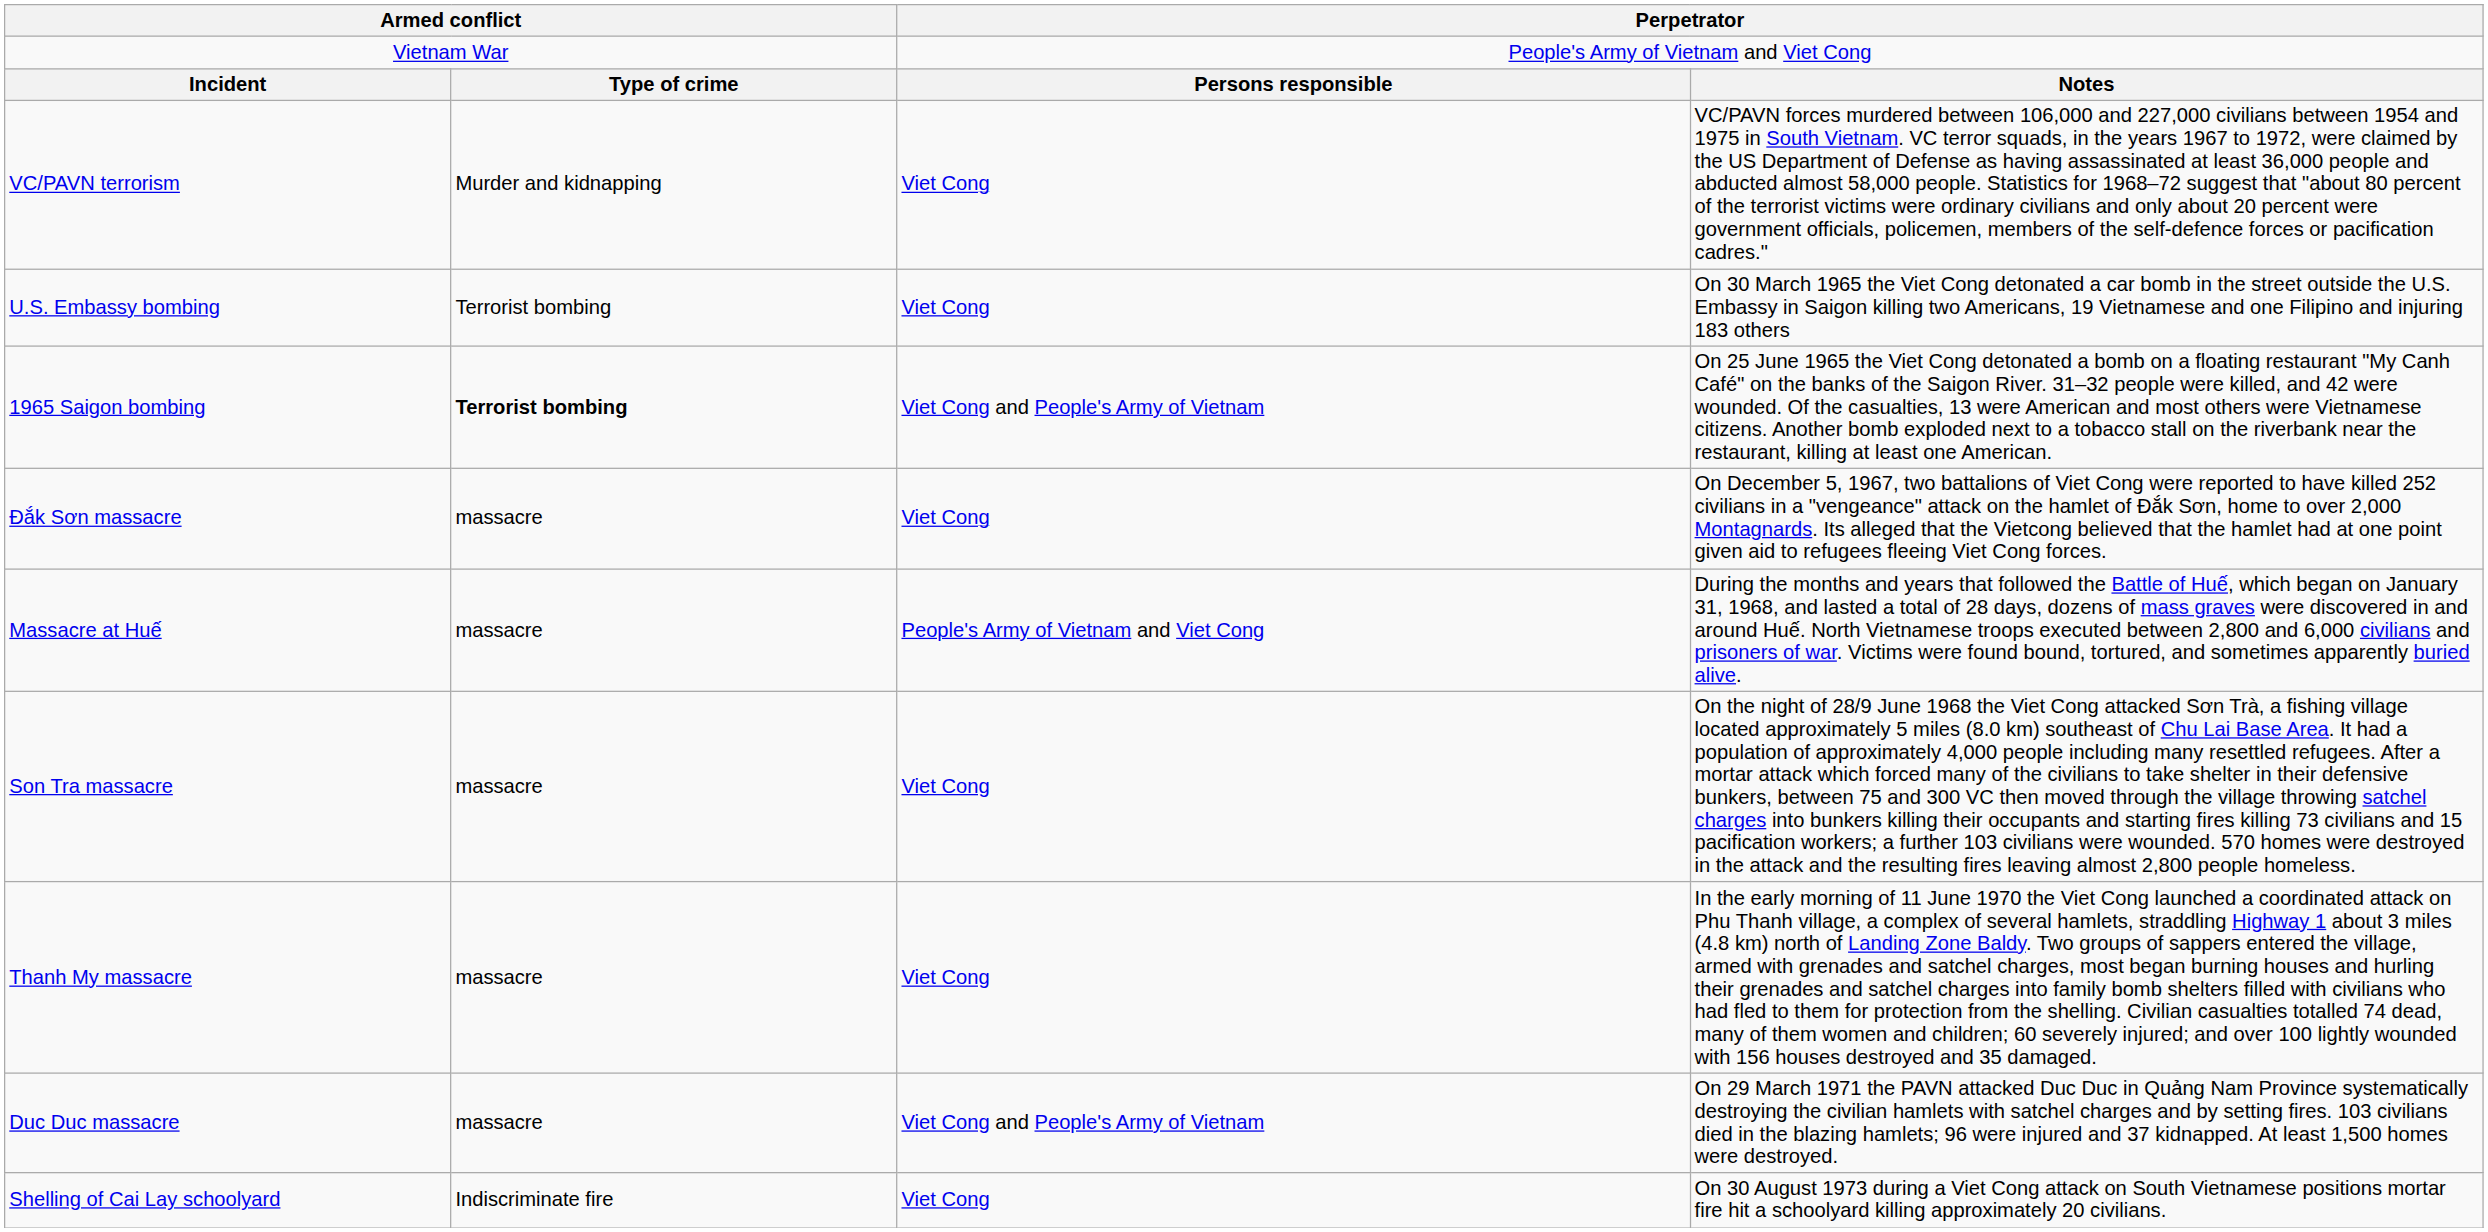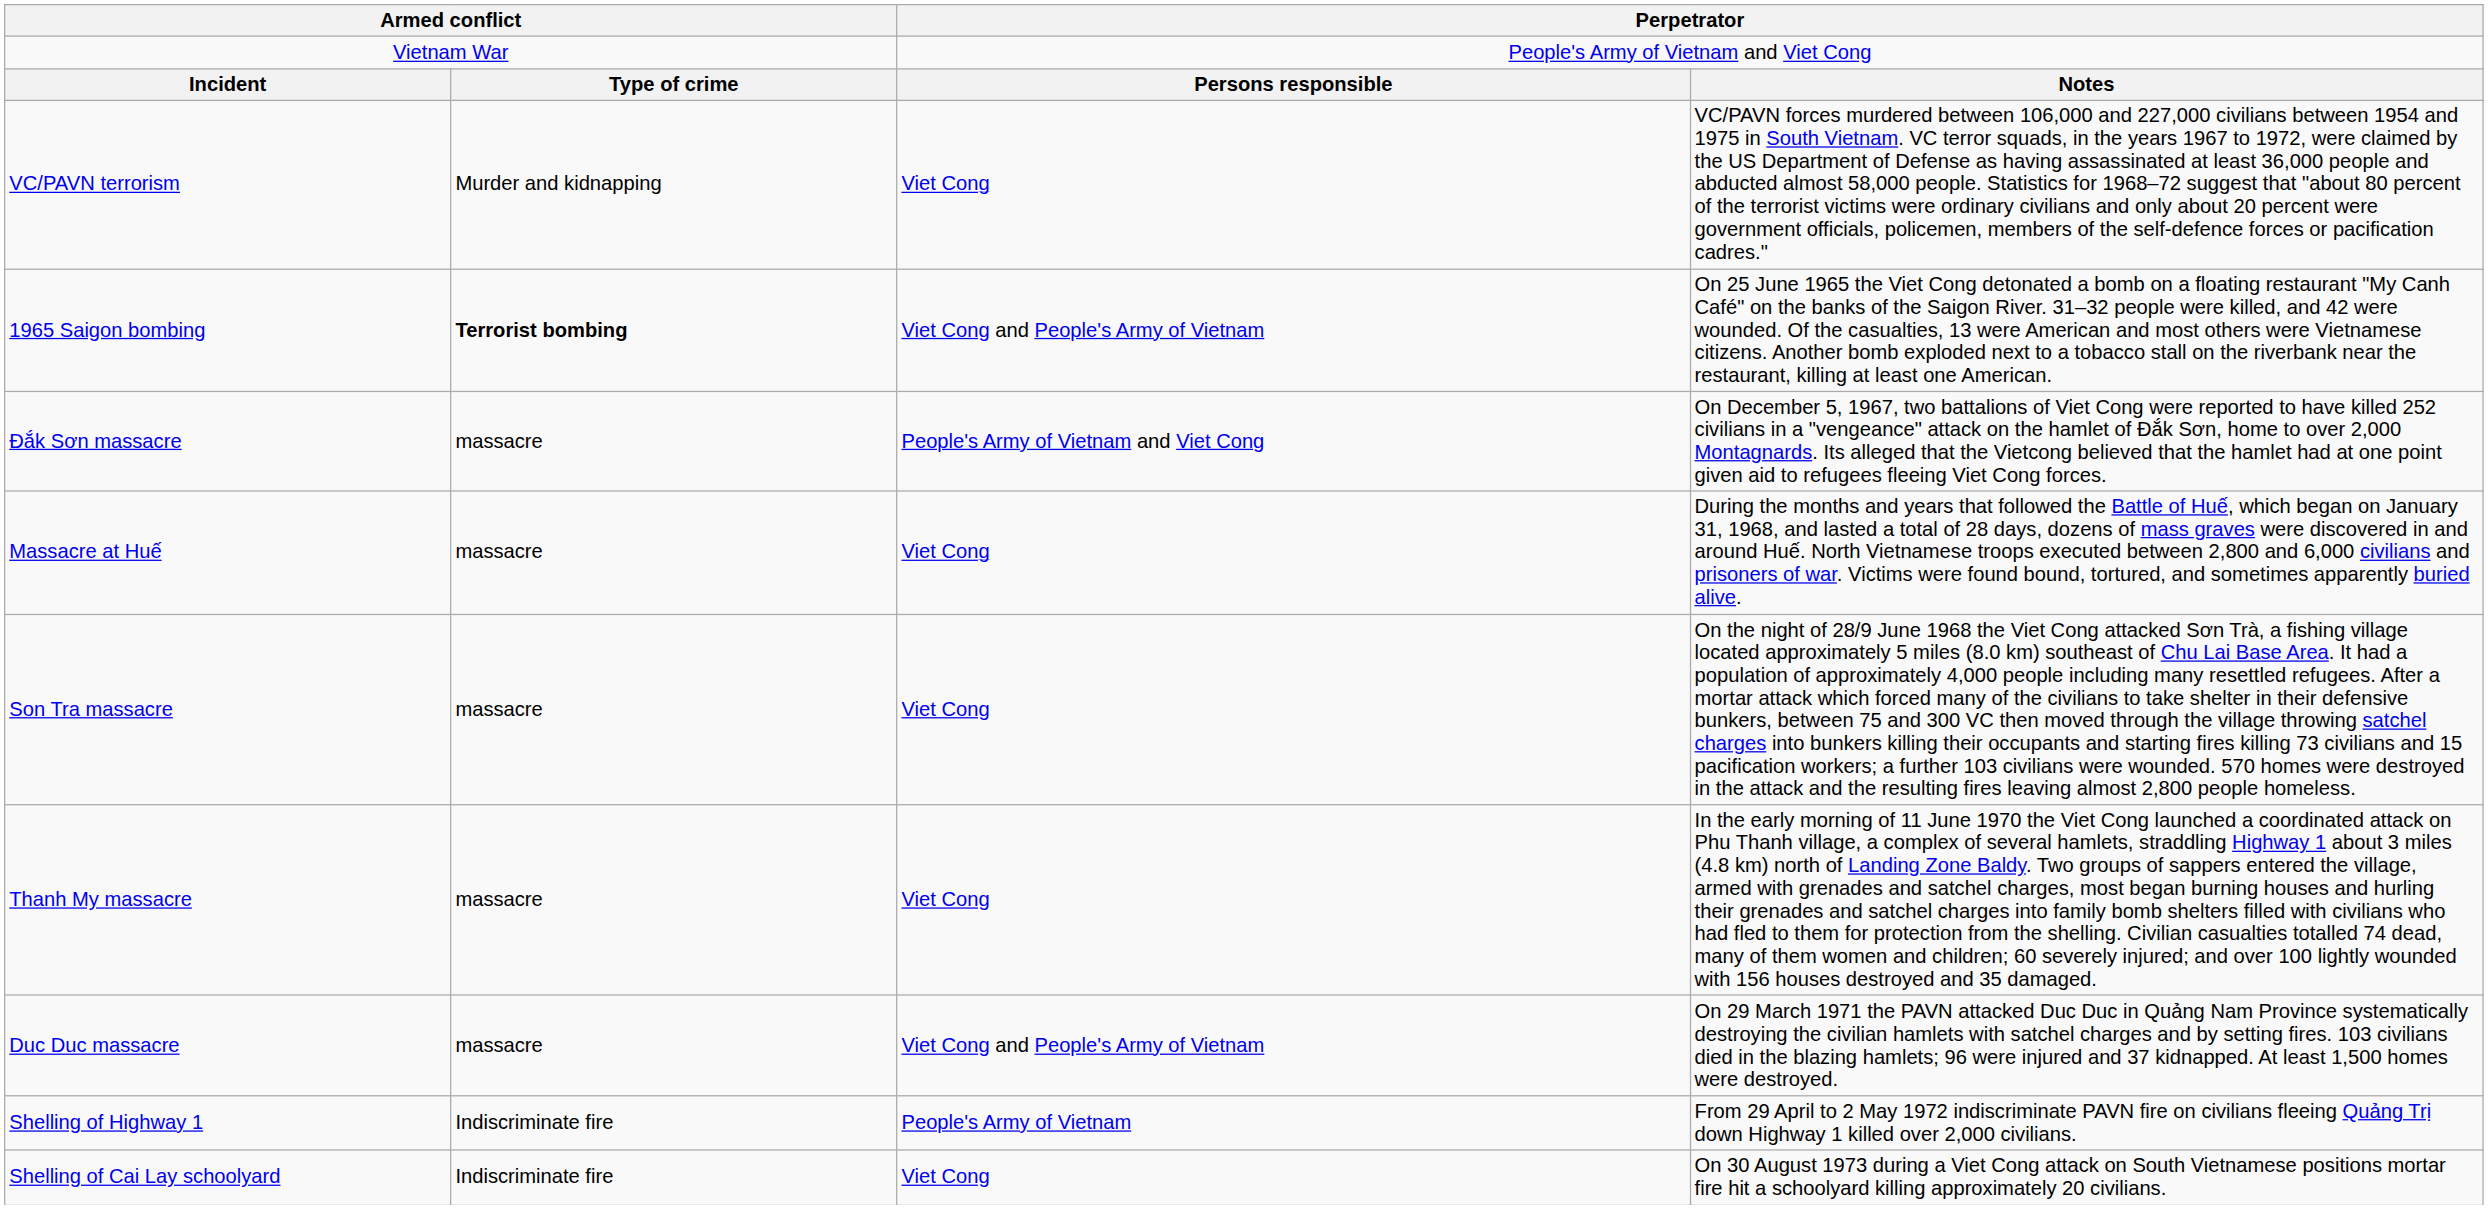- row: (115, 307)
(946, 518) Viet Cong -> (1083, 441) People's Army of Vietnam and Viet Cong
(1083, 629) People's Army of Vietnam and Viet Cong -> (946, 552) Viet Cong
+ row: (106, 1122)
